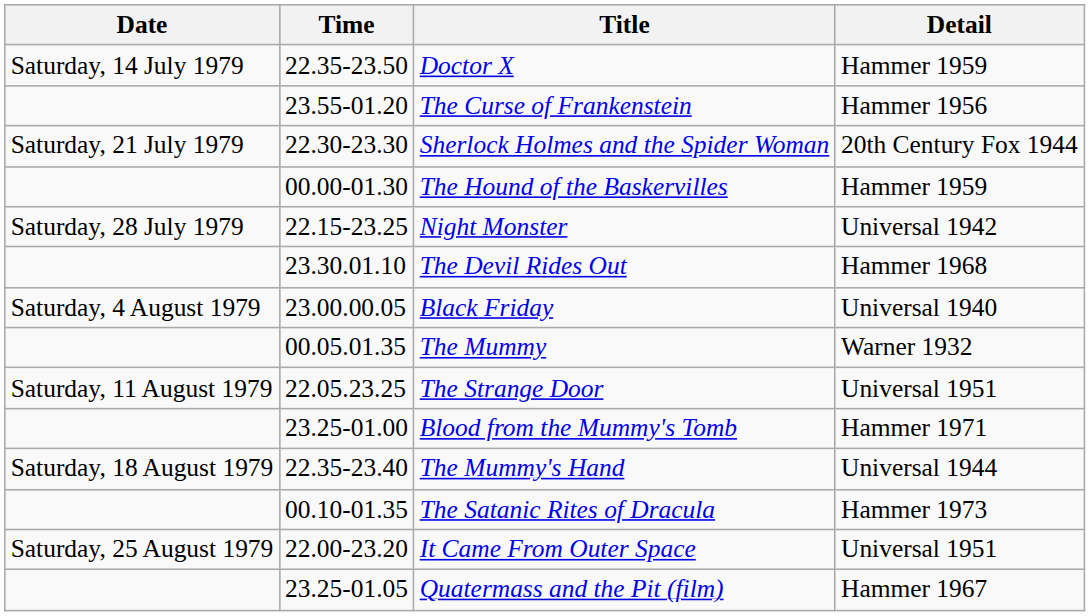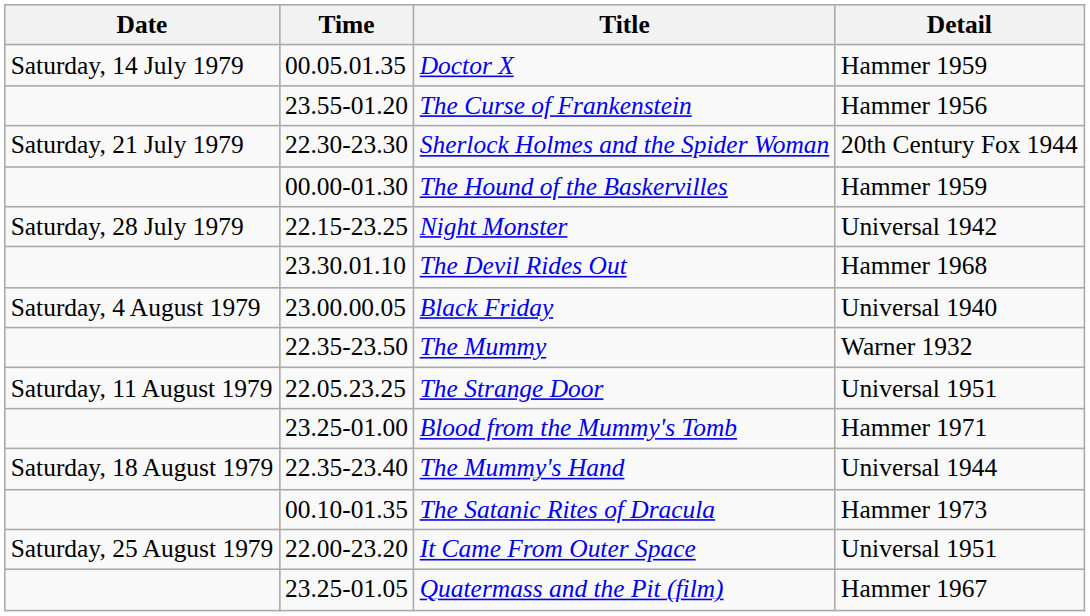(347, 65) 22.35-23.50 -> (345, 65) 00.05.01.35
(345, 347) 00.05.01.35 -> (347, 347) 22.35-23.50
